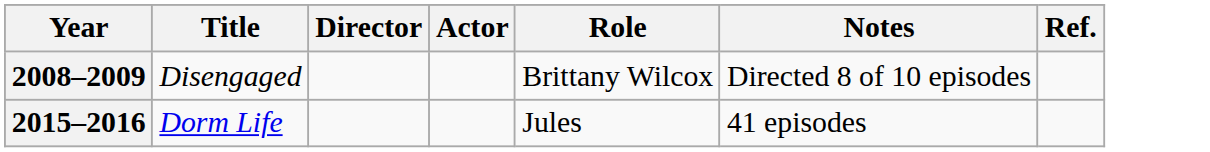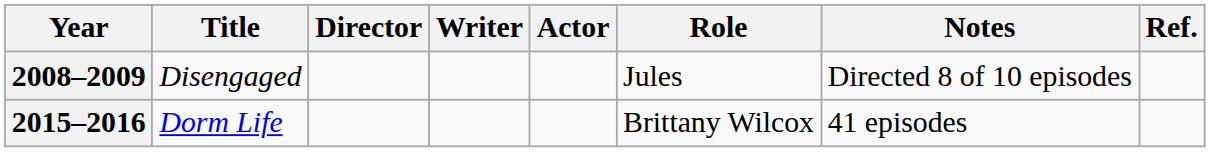+ column: (479, 28)
(618, 75) Brittany Wilcox -> (653, 75) Jules
(552, 122) Jules -> (719, 122) Brittany Wilcox
